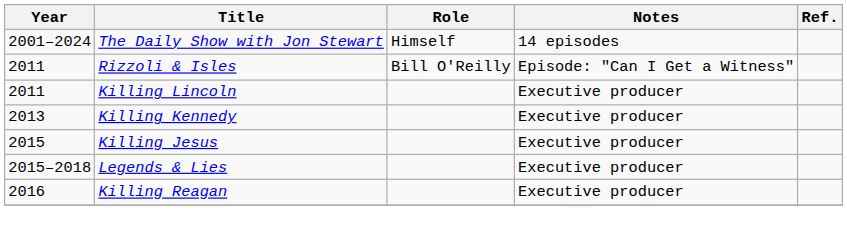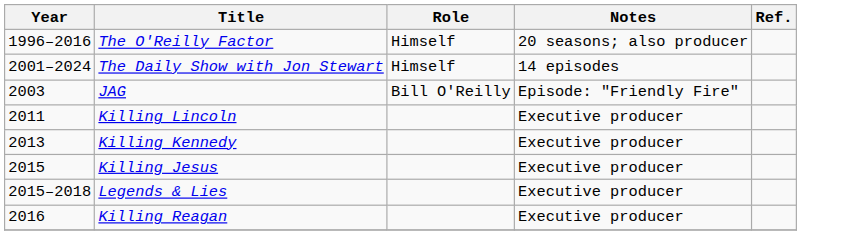+ row: (186, 42)
+ row: (112, 92)
- row: (167, 67)
